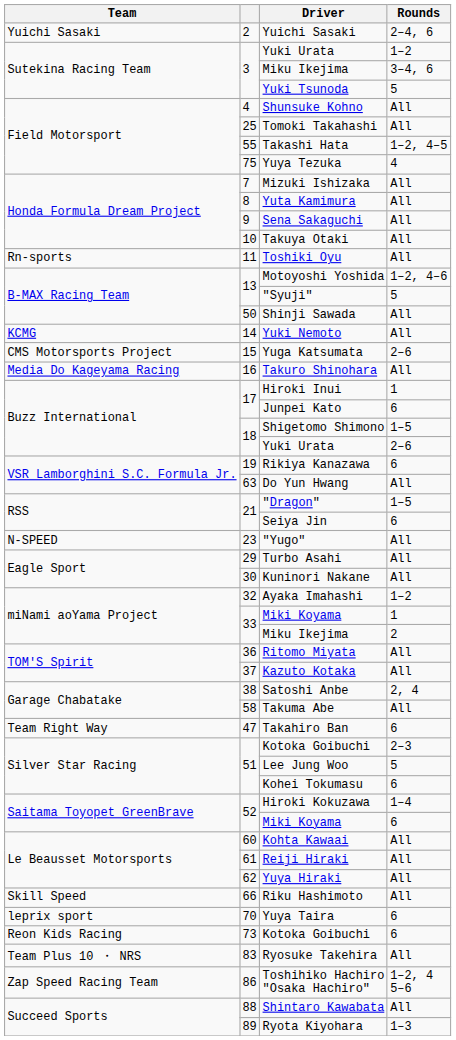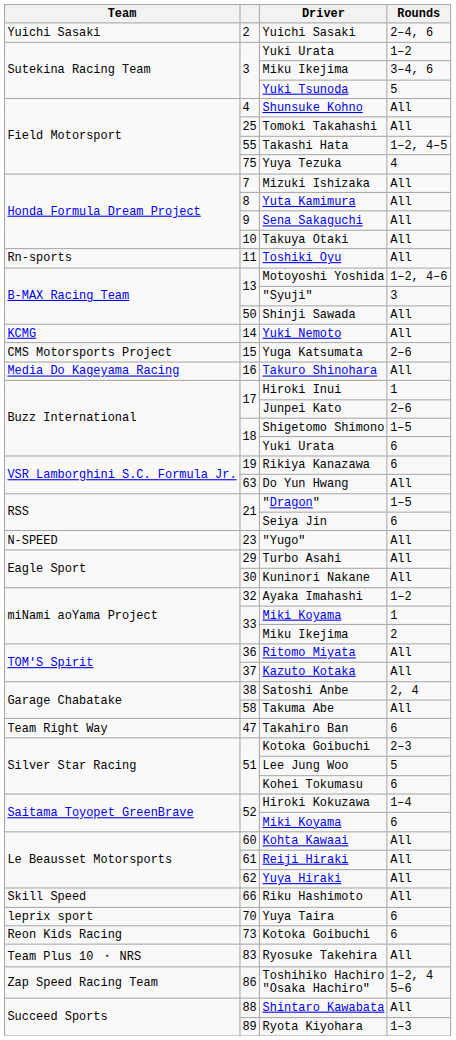(394, 296) 5 -> (394, 296) 3
(394, 409) 6 -> (401, 409) 2–6
(401, 446) 2–6 -> (394, 446) 6
